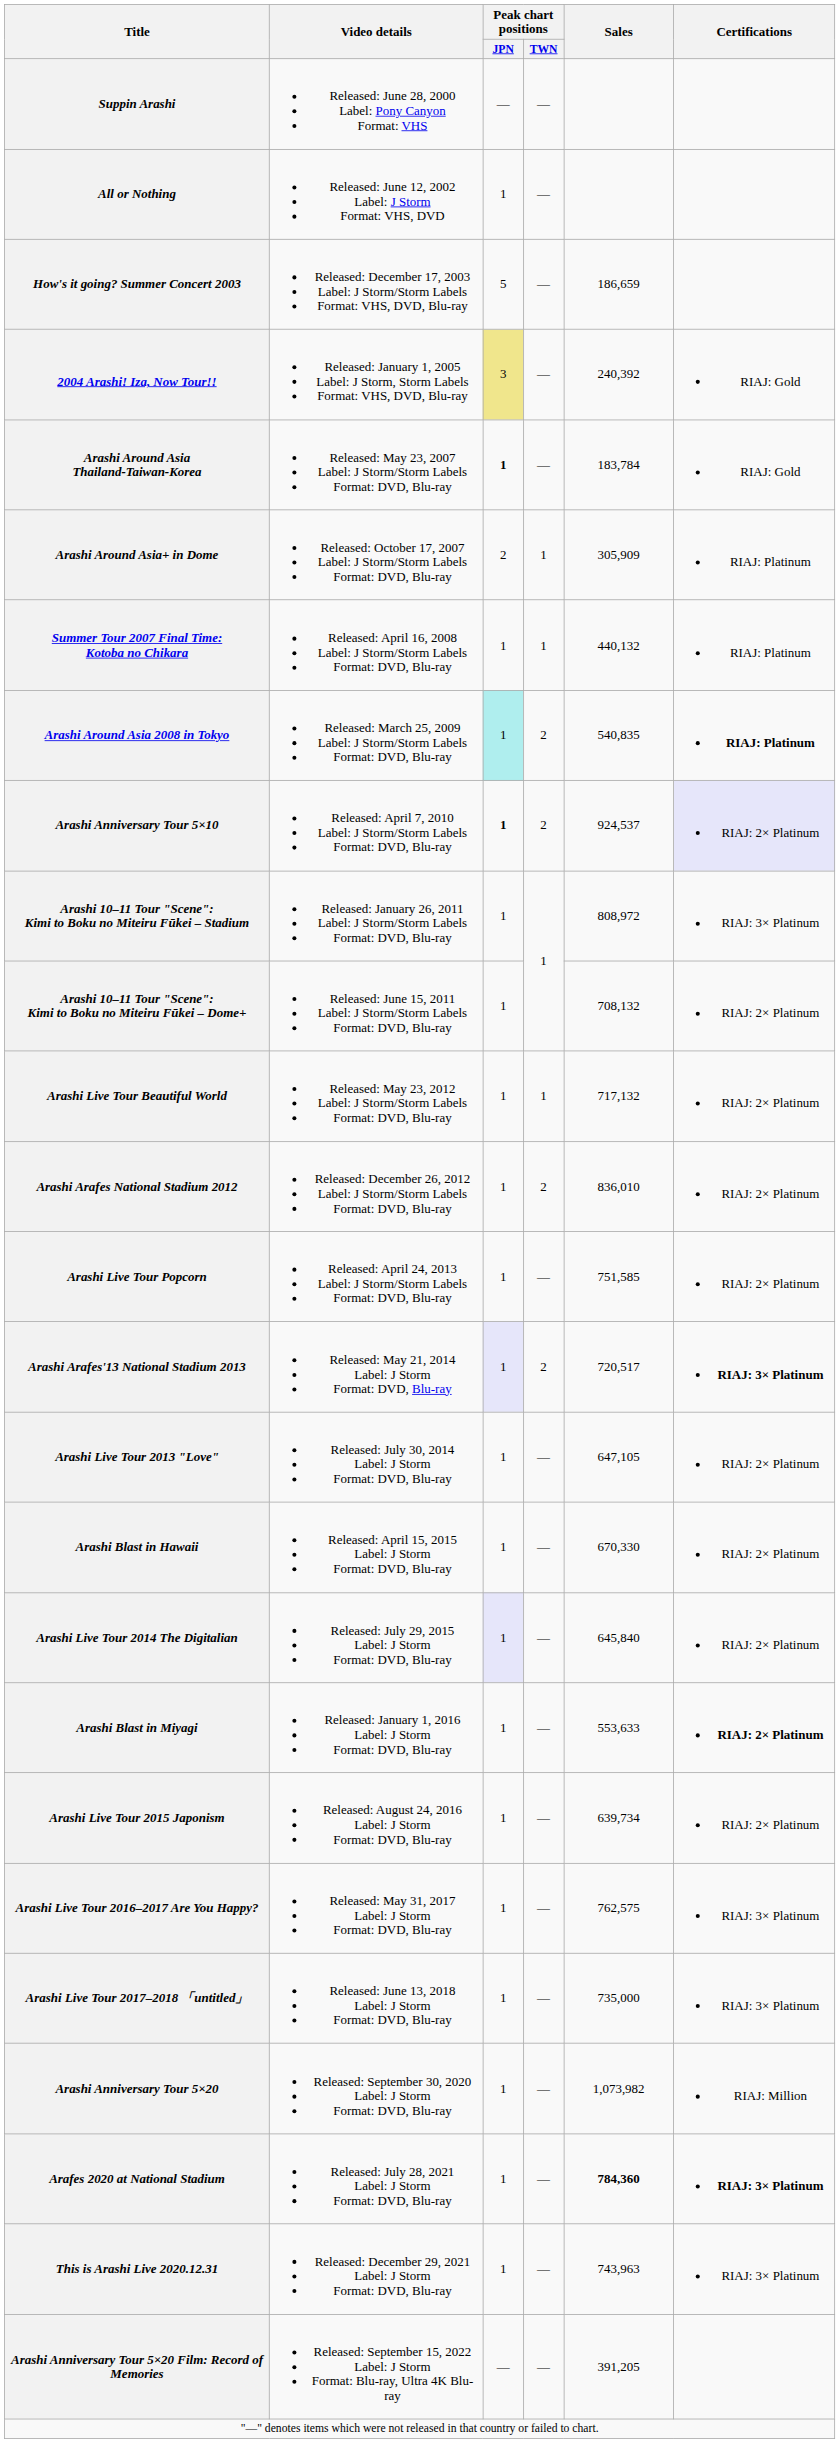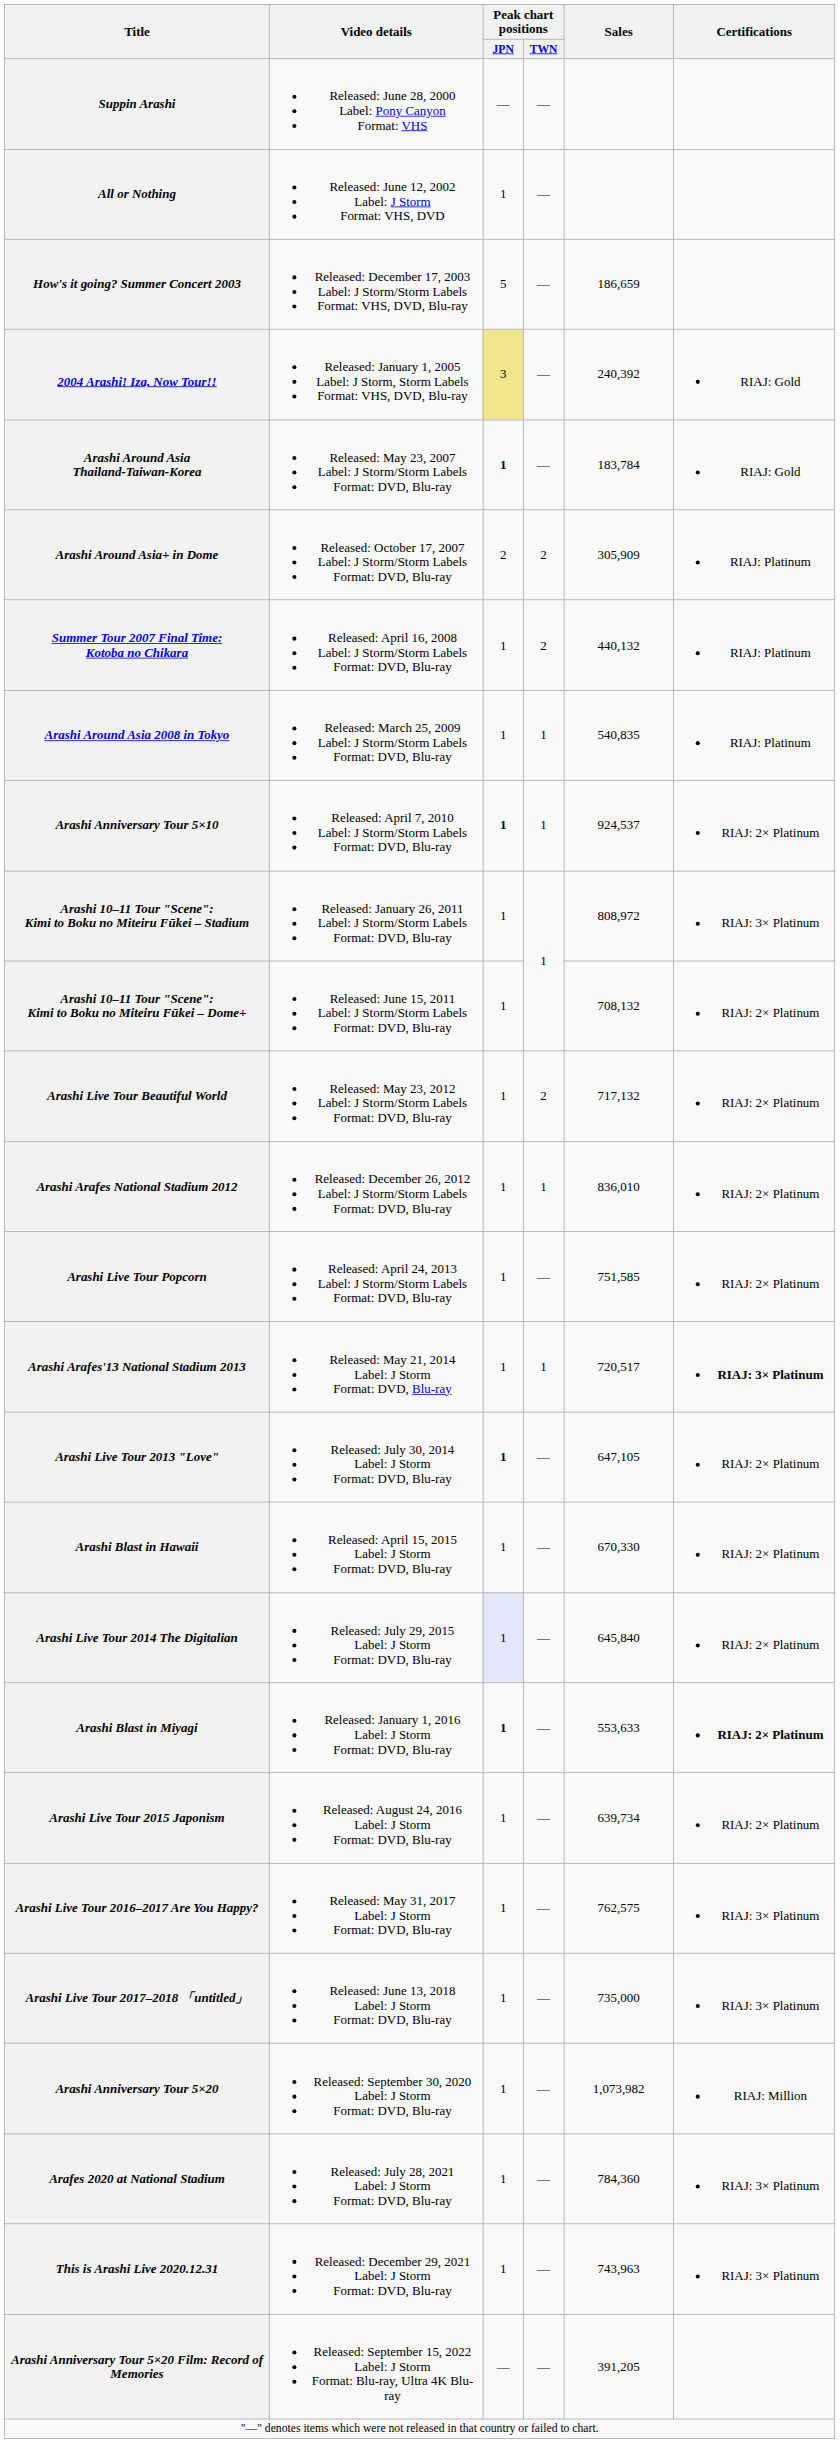(544, 555) 1 -> (544, 555) 2
(544, 645) 1 -> (544, 645) 2
(503, 735) paleturquoise background -> (503, 735) no background
(544, 735) 2 -> (544, 735) 1
(754, 743) bold -> (754, 743) normal
(544, 825) 2 -> (544, 825) 1
(754, 833) lavender background -> (754, 833) no background
(544, 1096) 1 -> (544, 1096) 2
(544, 1186) 2 -> (544, 1186) 1
(503, 1366) lavender background -> (503, 1366) no background
(544, 1366) 2 -> (544, 1366) 1
(503, 1457) normal -> (503, 1457) bold
(503, 1727) normal -> (503, 1727) bold
(619, 2178) bold -> (619, 2178) normal
(754, 2186) bold -> (754, 2186) normal
